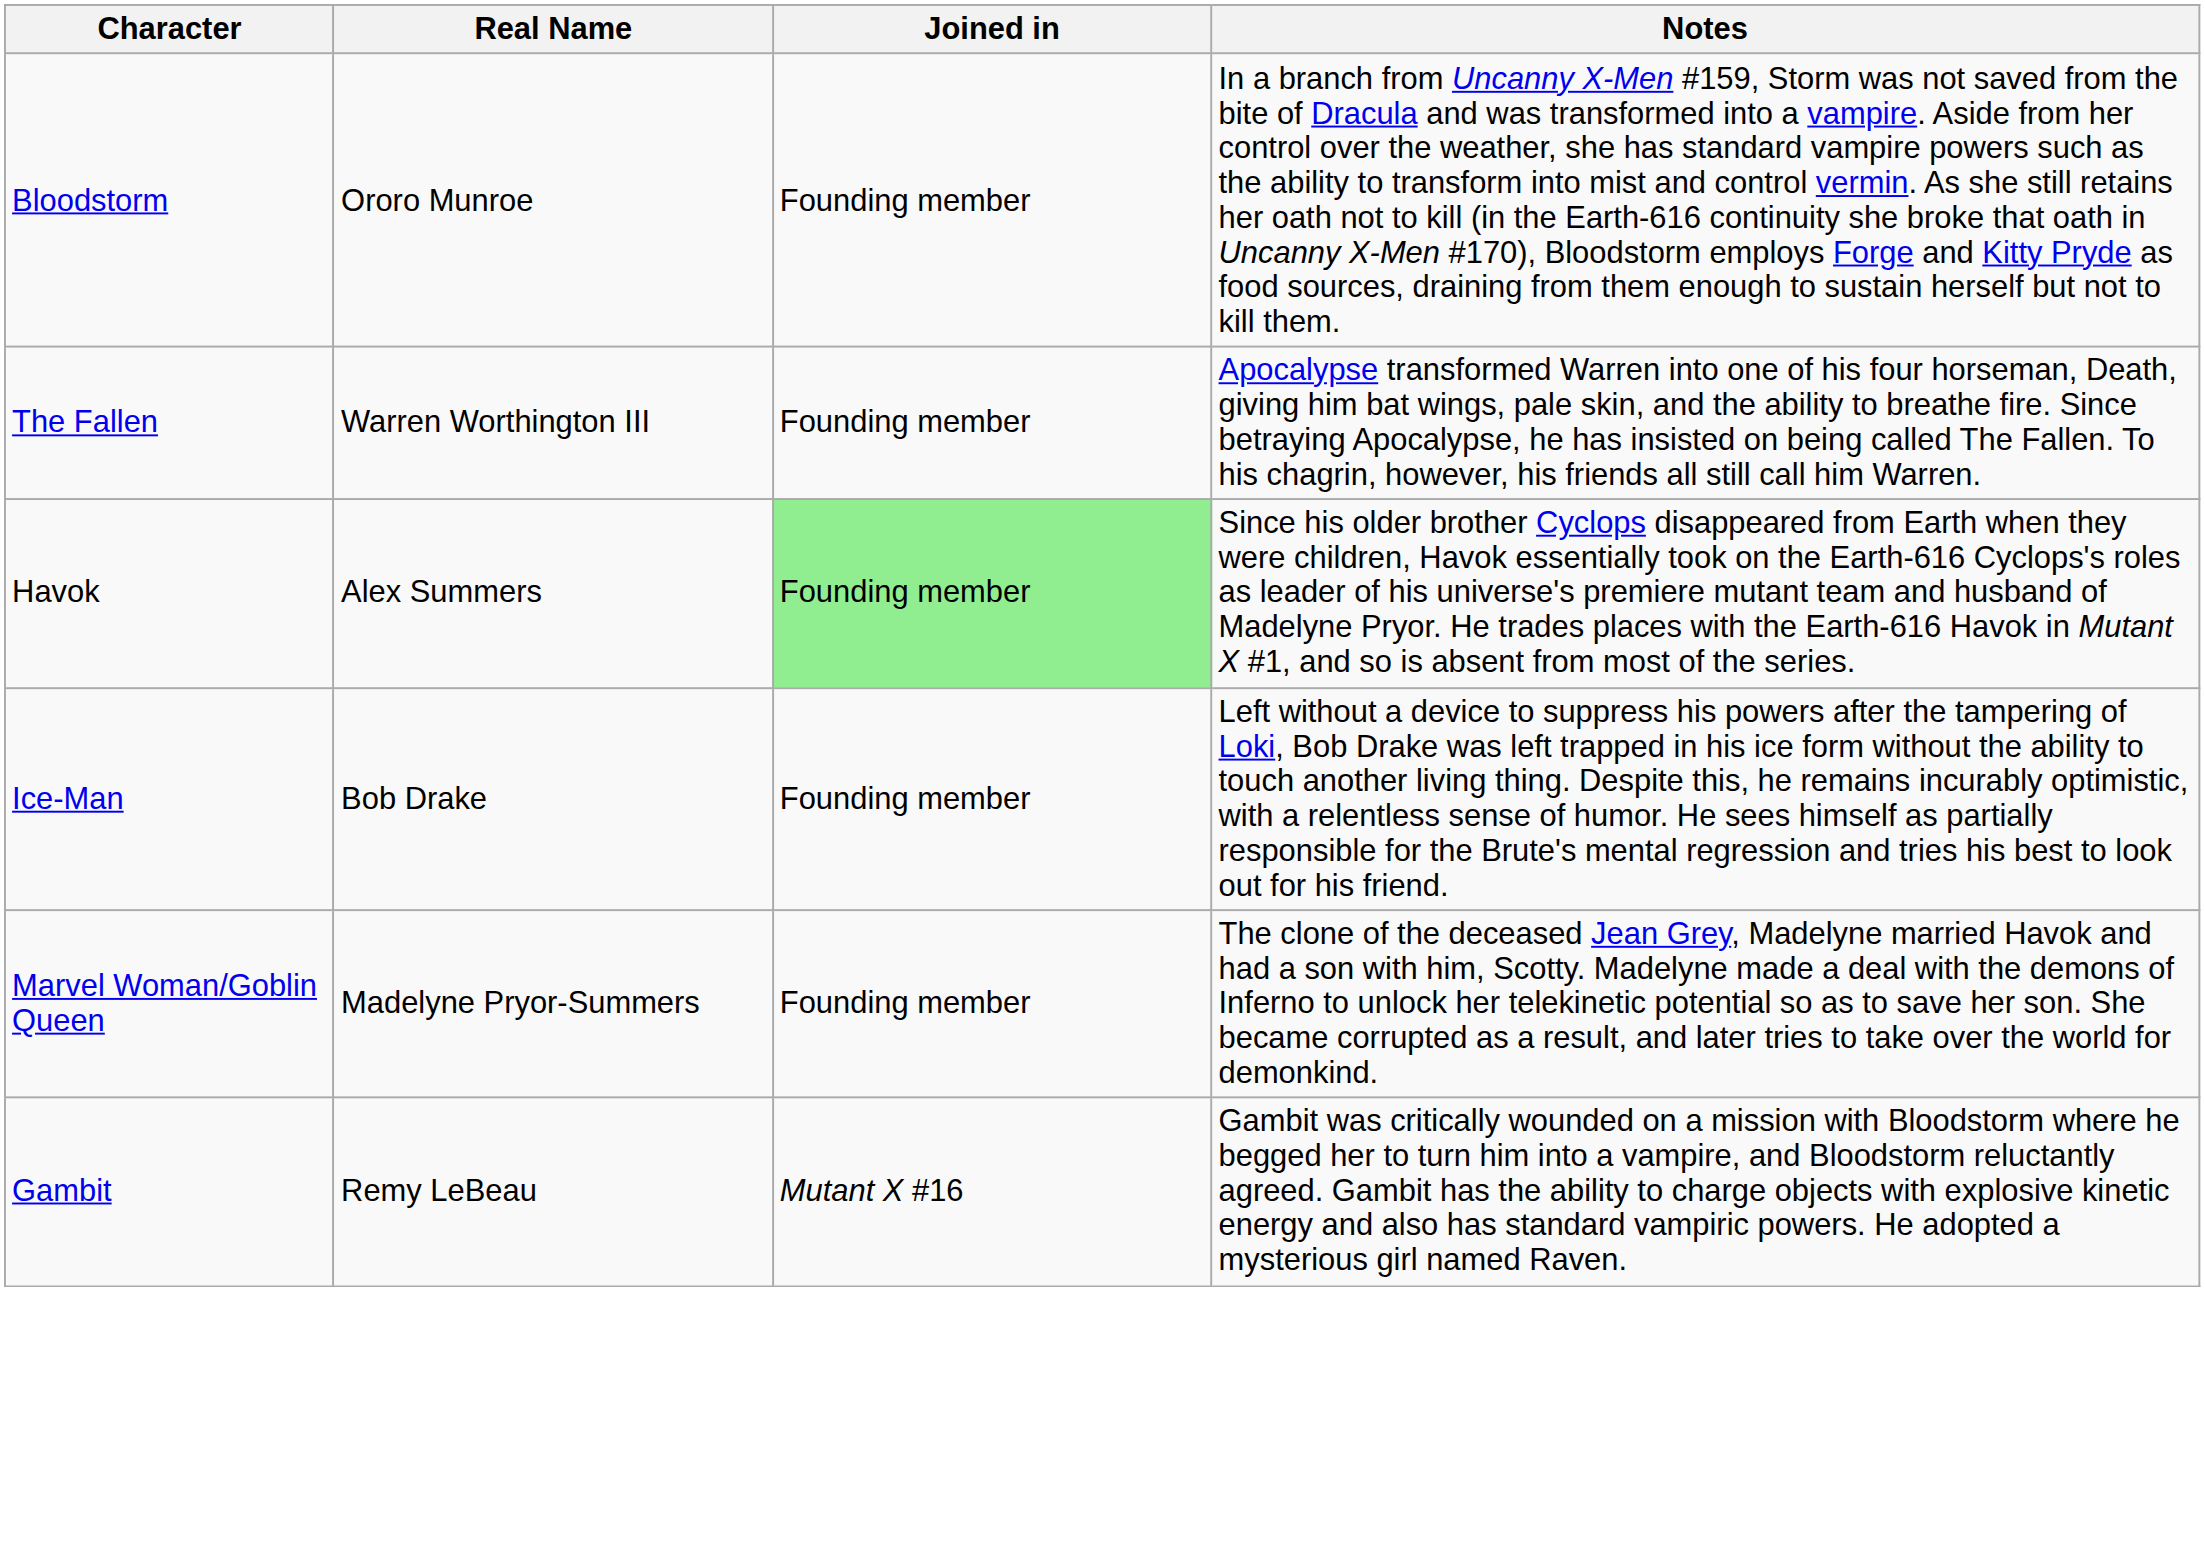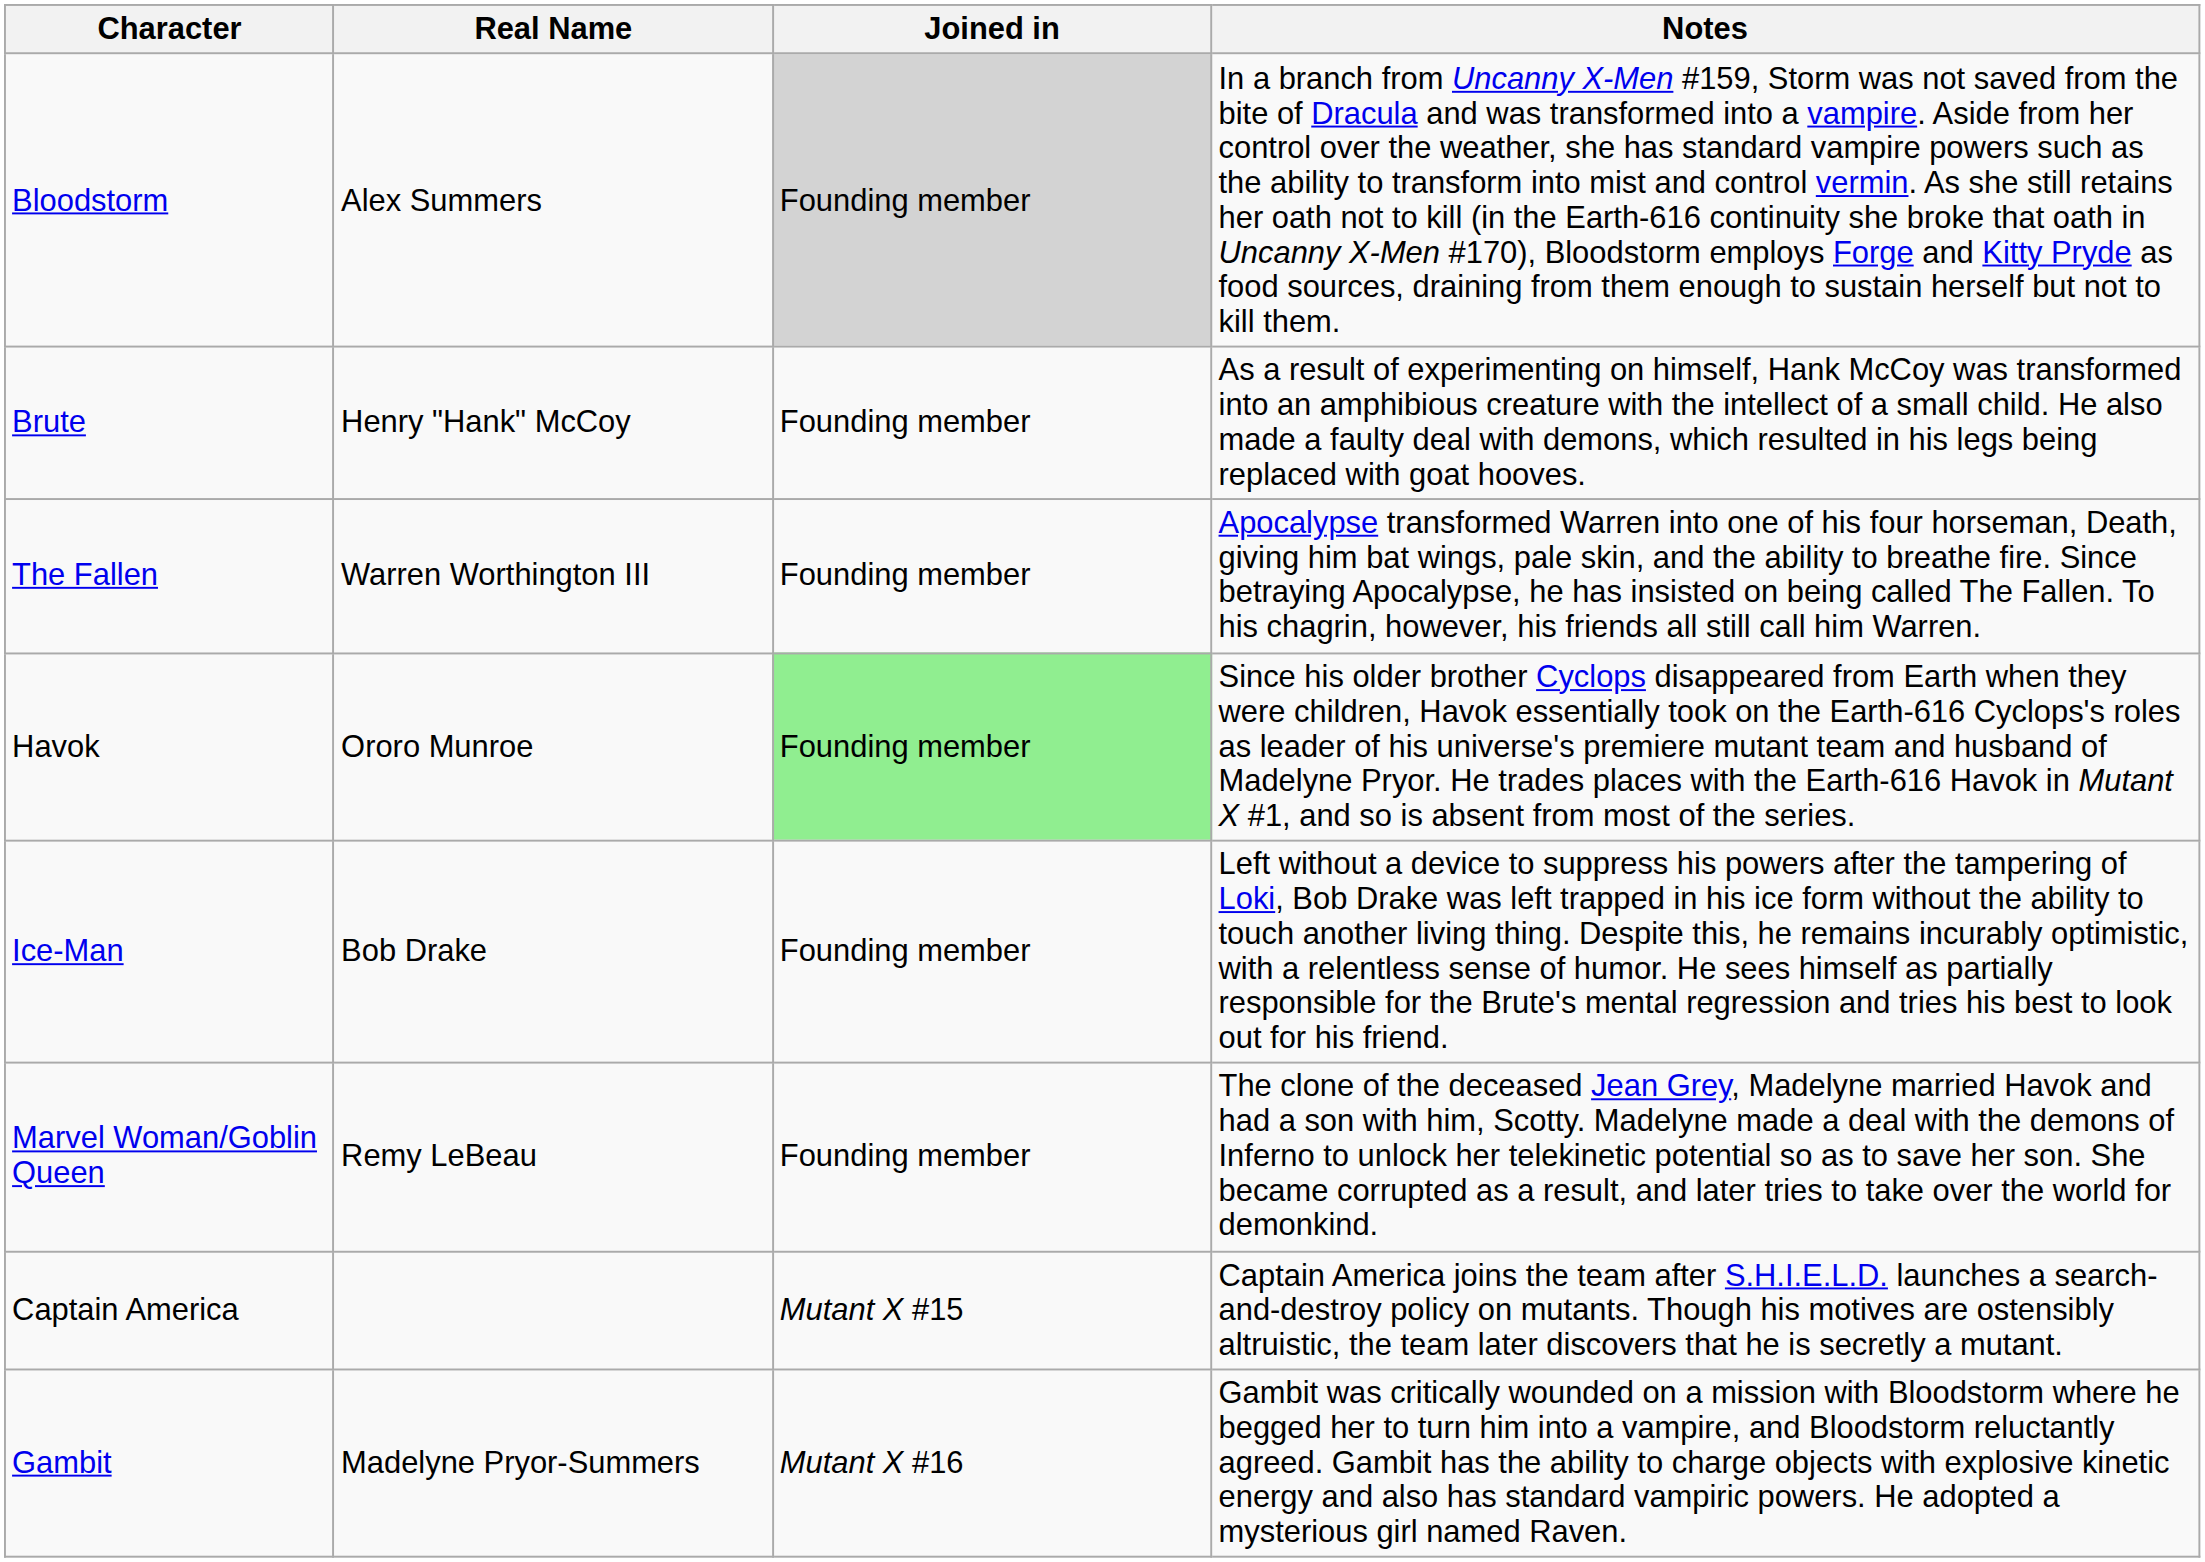(437, 199) Ororo Munroe -> (442, 199) Alex Summers
(905, 199) no background -> (905, 199) lightgrey background
+ row: (49, 422)
(442, 592) Alex Summers -> (437, 745) Ororo Munroe
(520, 1003) Madelyne Pryor-Summers -> (439, 1156) Remy LeBeau
+ row: (125, 1309)
(439, 1191) Remy LeBeau -> (520, 1462) Madelyne Pryor-Summers
